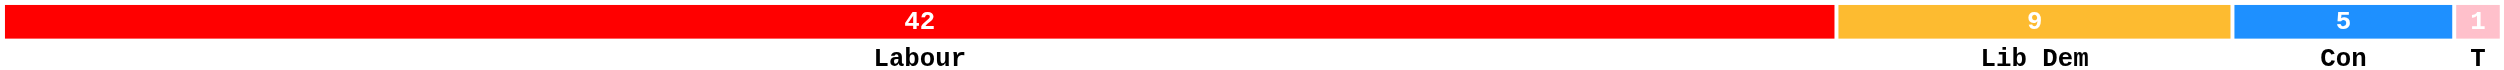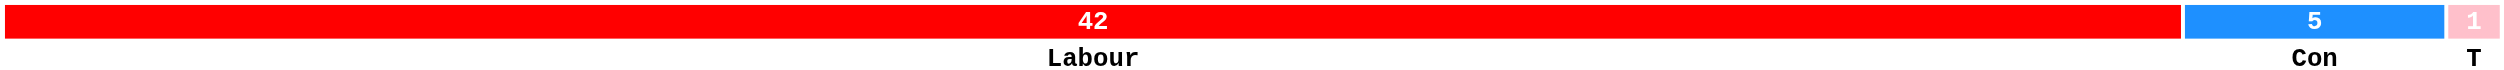- column: (2035, 22)
